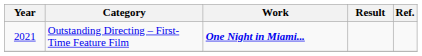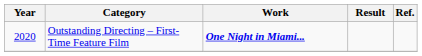(25, 36) 2021 -> (25, 36) 2020
